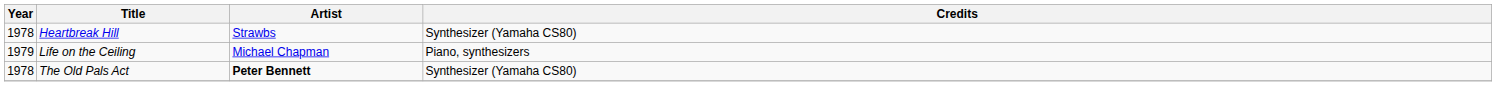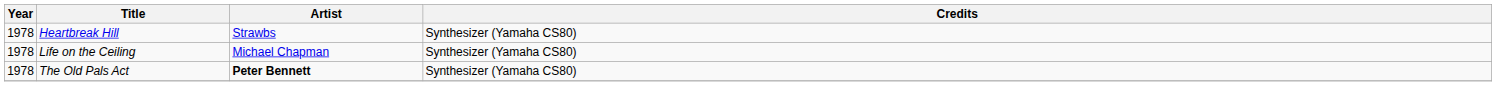(20, 52) 1979 -> (20, 52) 1978
(477, 52) Piano, synthesizers -> (501, 52) Synthesizer (Yamaha CS80)
